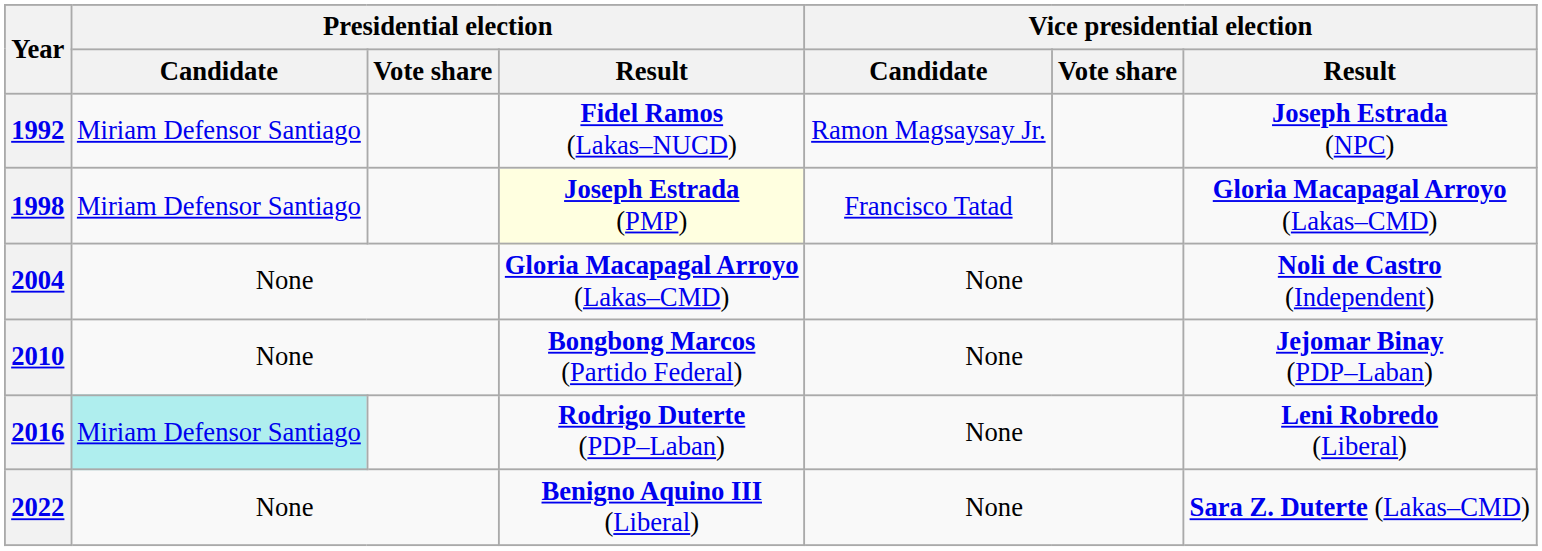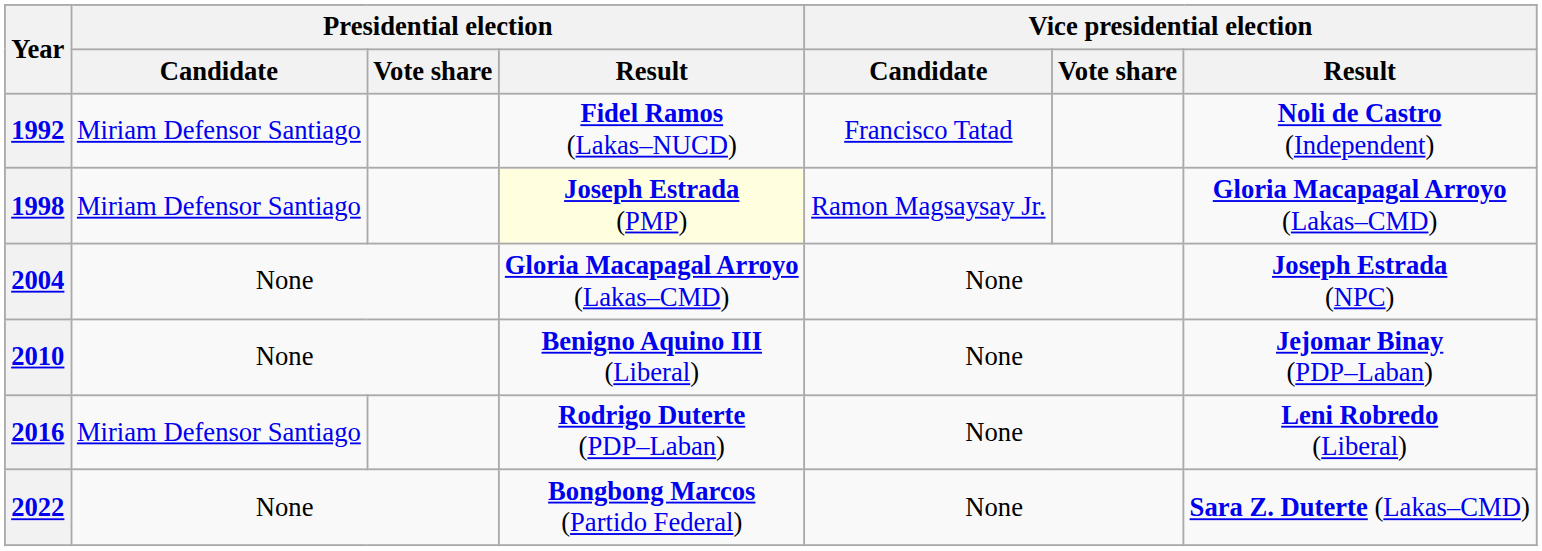(928, 130) Ramon Magsaysay Jr. -> (928, 130) Francisco Tatad
(1360, 130) Joseph Estrada (NPC) -> (1360, 130) Noli de Castro (Independent)
(928, 205) Francisco Tatad -> (928, 205) Ramon Magsaysay Jr.
(1360, 281) Noli de Castro (Independent) -> (1360, 281) Joseph Estrada (NPC)
(652, 356) Bongbong Marcos (Partido Federal) -> (652, 356) Benigno Aquino III (Liberal)
(219, 432) paleturquoise background -> (219, 432) no background
(652, 507) Benigno Aquino III (Liberal) -> (652, 507) Bongbong Marcos (Partido Federal)
